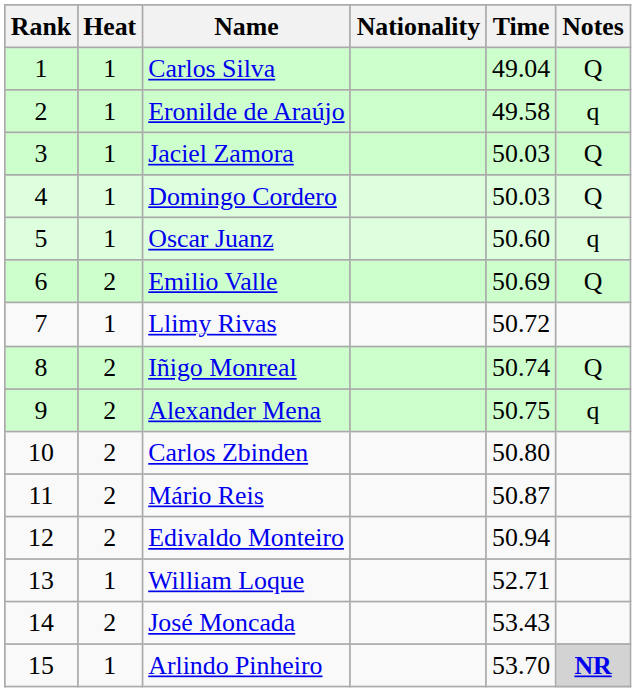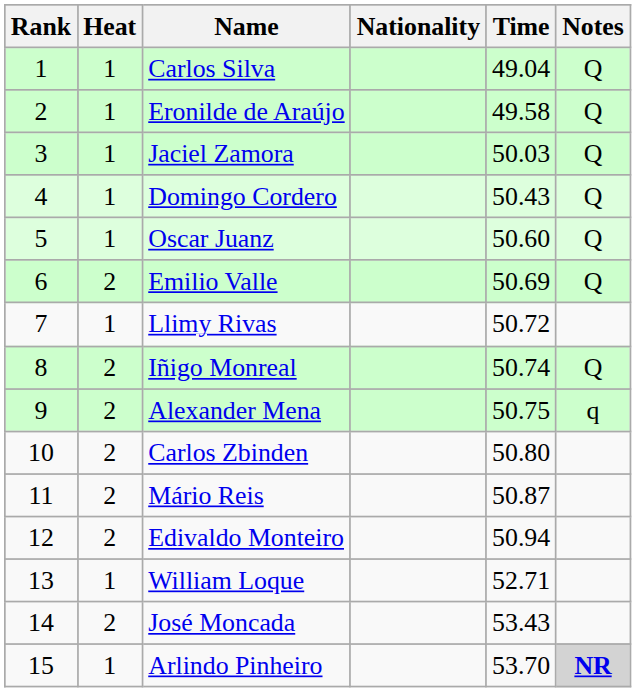(593, 111) q -> (593, 111) Q
(521, 196) 50.03 -> (521, 196) 50.43
(593, 239) q -> (593, 239) Q
